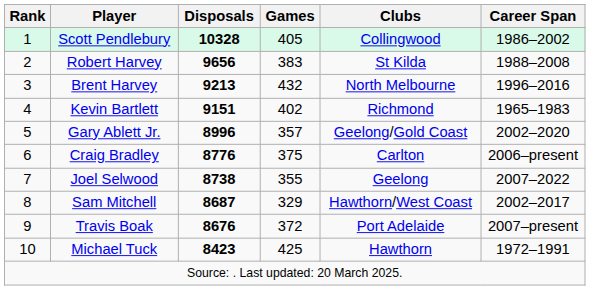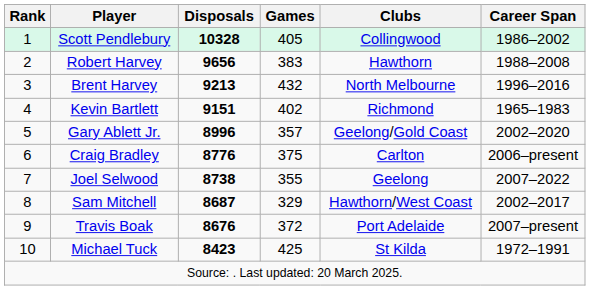(401, 62) St Kilda -> (401, 62) Hawthorn
(401, 249) Hawthorn -> (401, 249) St Kilda
